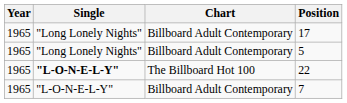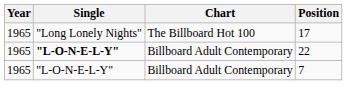(220, 32) Billboard Adult Contemporary -> (201, 32) The Billboard Hot 100
- row: (301, 51)
(201, 70) The Billboard Hot 100 -> (220, 51) Billboard Adult Contemporary
